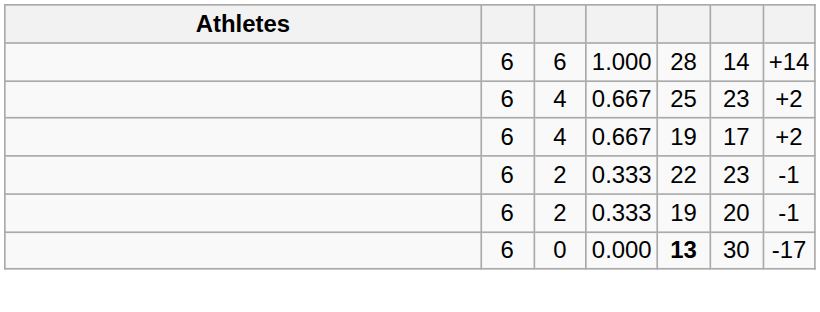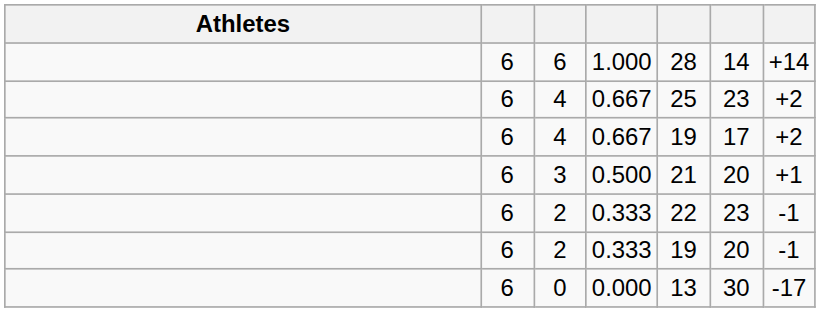+ row: (560, 175)
(684, 251) bold -> (684, 288) normal
